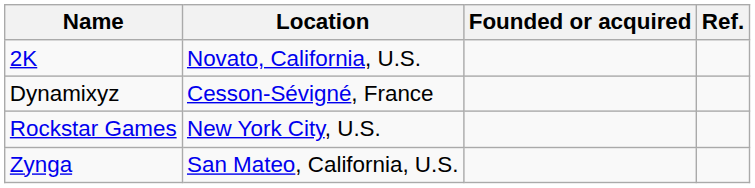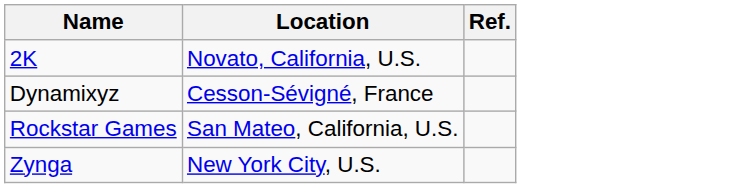- column: (580, 22)
(284, 128) New York City, U.S. -> (323, 128) San Mateo, California, U.S.
(323, 164) San Mateo, California, U.S. -> (284, 164) New York City, U.S.
